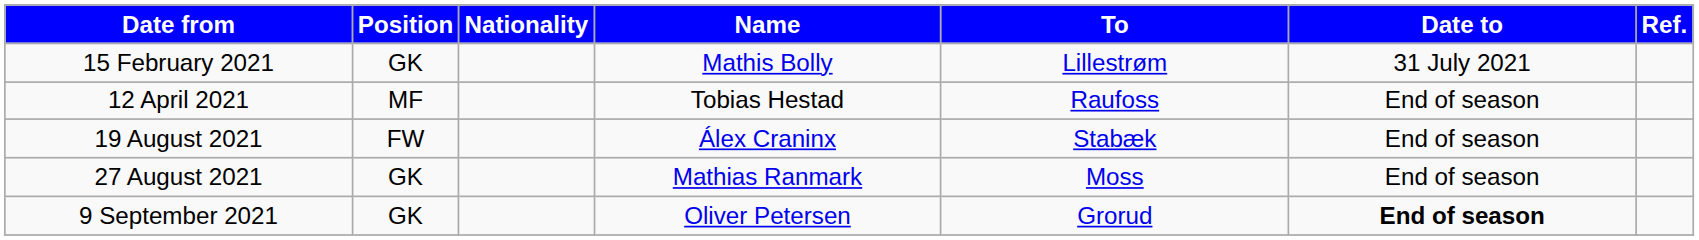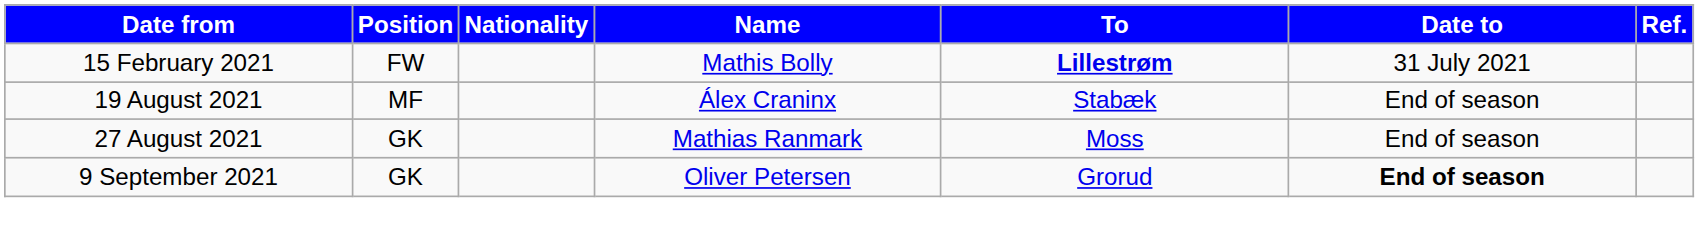(406, 63) GK -> (406, 63) FW
(1115, 63) normal -> (1115, 63) bold
- row: (178, 101)
(406, 139) FW -> (406, 101) MF
